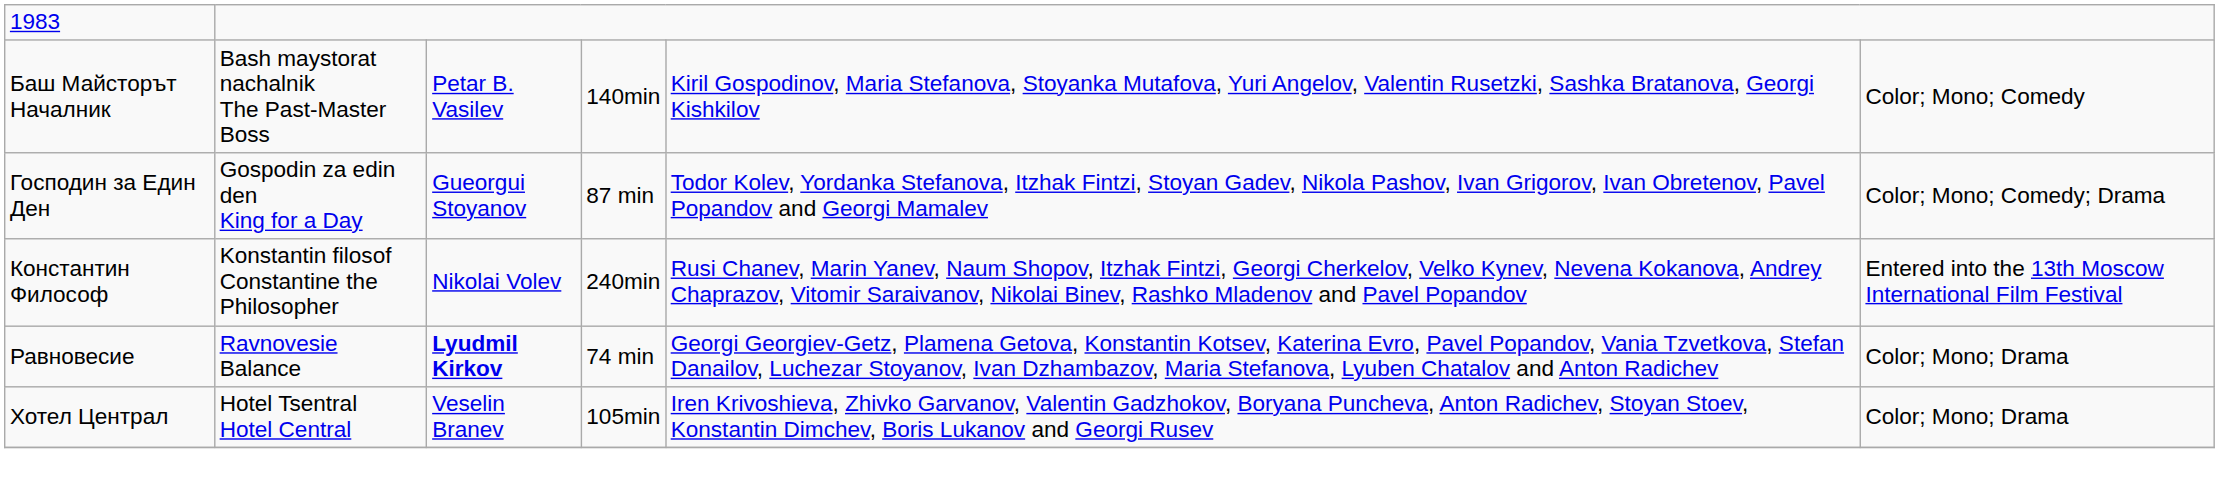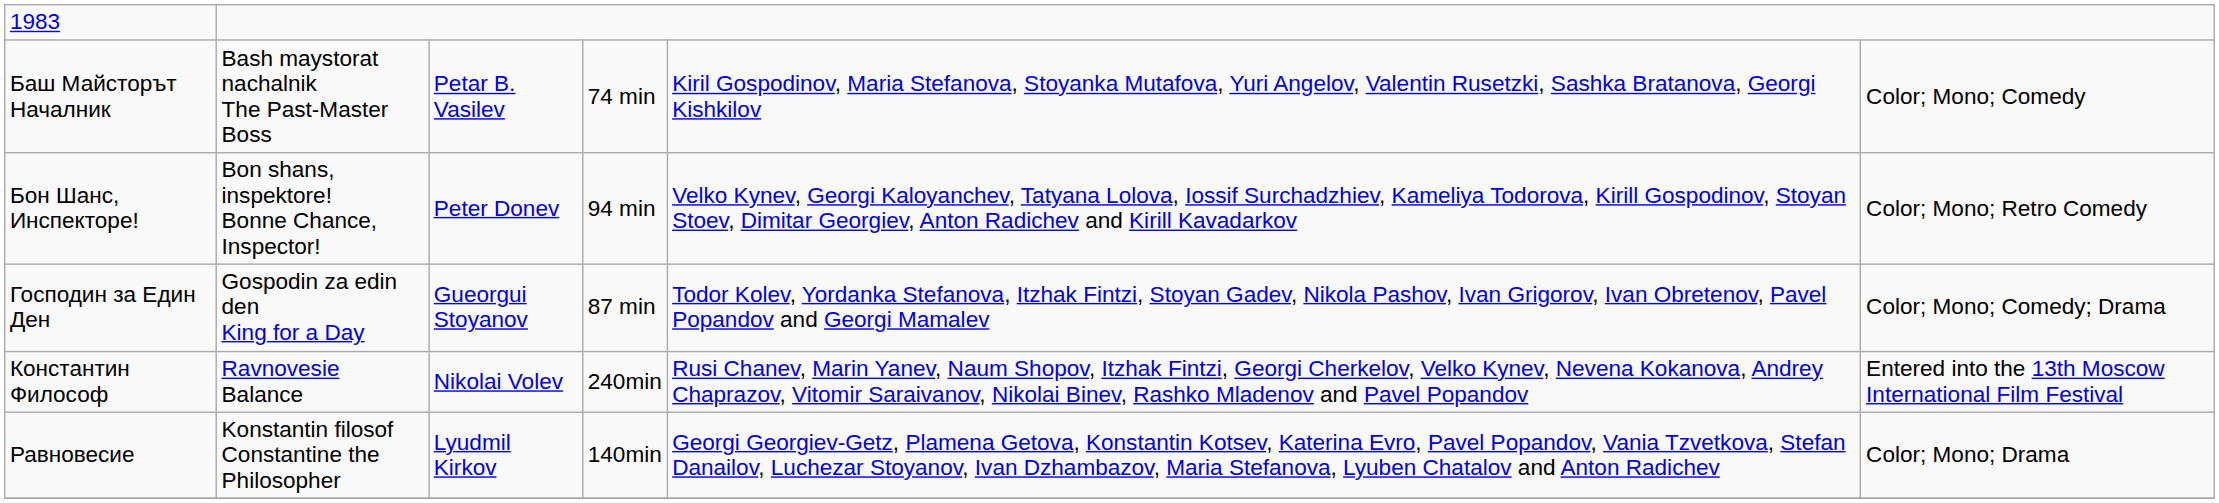(623, 96) 140min -> (622, 96) 74 min
+ row: (74, 208)
(306, 282) Konstantin filosof Constantine the Philosopher -> (281, 381) Ravnovesie Balance
(279, 355) Ravnovesie Balance -> (307, 455) Konstantin filosof Constantine the Philosopher
(475, 355) bold -> (472, 455) normal
(620, 355) 74 min -> (625, 455) 140min
- row: (89, 417)
